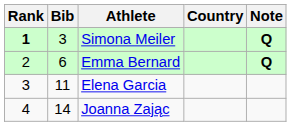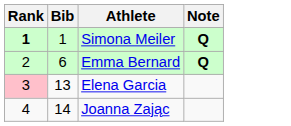- column: (215, 16)
(62, 39) 3 -> (62, 39) 1
(26, 86) no background -> (26, 86) pink background
(62, 86) 11 -> (62, 86) 13
